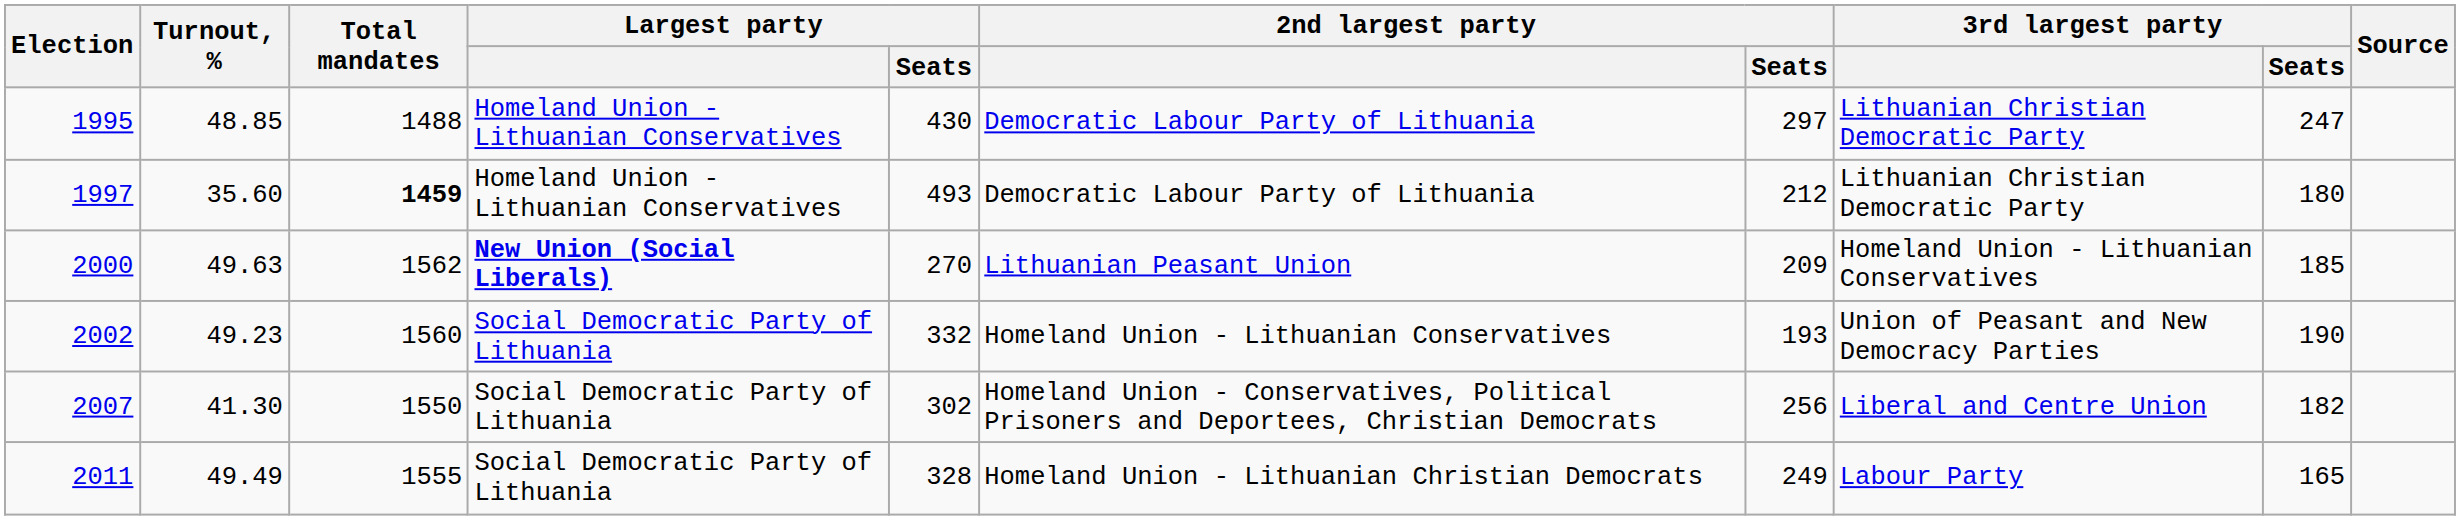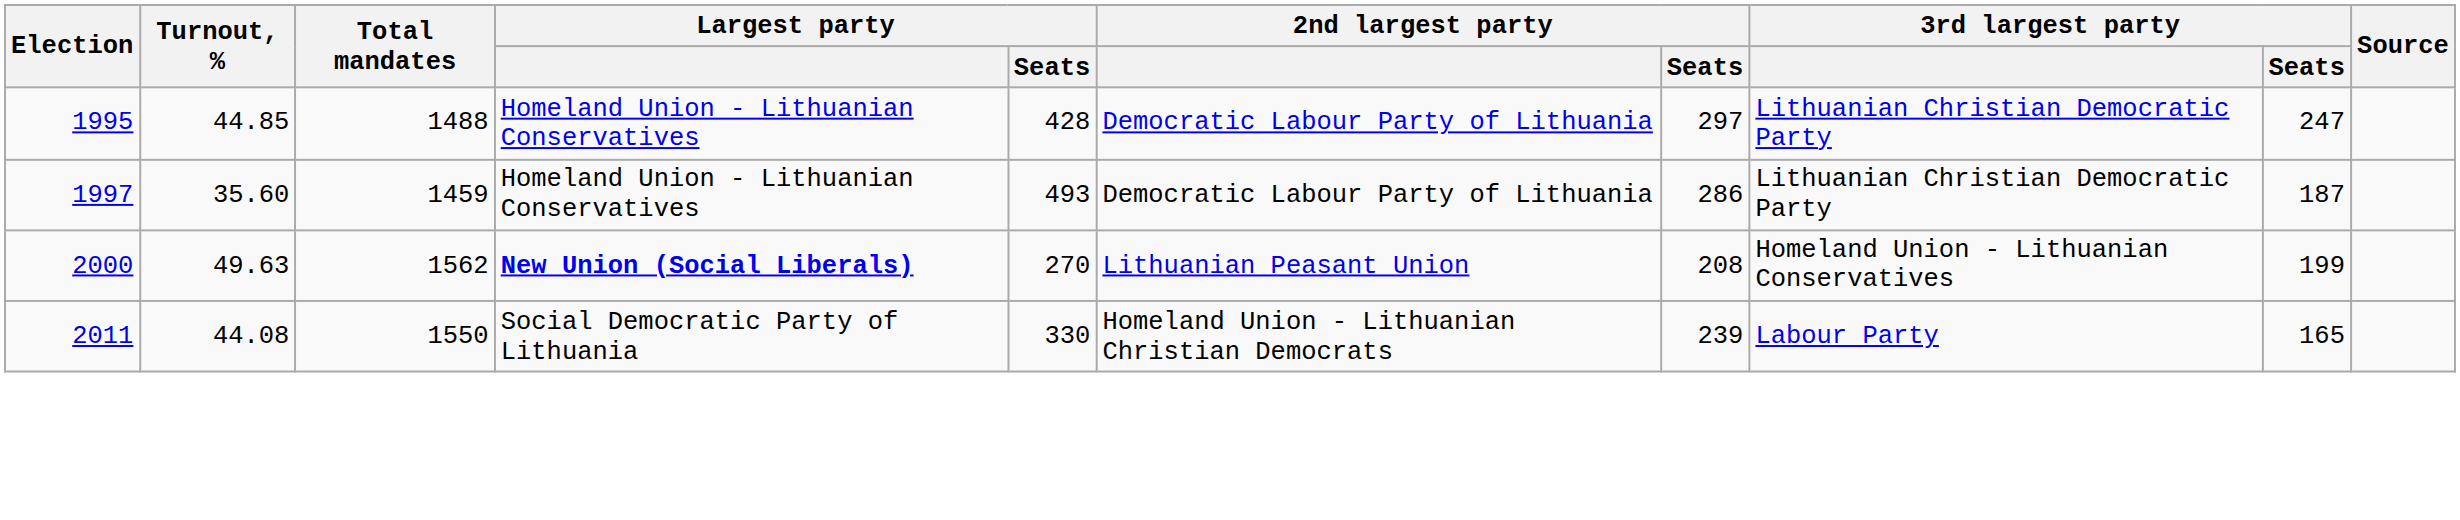(245, 123) 48.85 -> (251, 123) 44.85
(949, 123) 430 -> (1067, 123) 428
(432, 194) bold -> (458, 194) normal
(1805, 194) 212 -> (1720, 194) 286
(2322, 194) 180 -> (2322, 194) 187
(1805, 265) 209 -> (1720, 265) 208
(2322, 265) 185 -> (2322, 265) 199
- row: (103, 336)
- row: (103, 407)
(245, 478) 49.49 -> (251, 336) 44.08
(432, 478) 1555 -> (458, 336) 1550
(949, 478) 328 -> (1067, 336) 330
(1805, 478) 249 -> (1720, 336) 239
